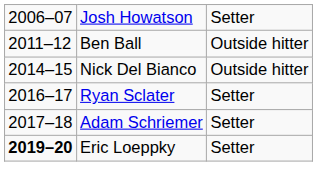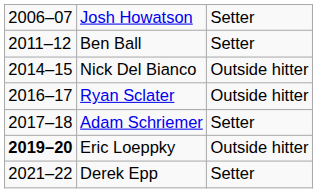(259, 43) Outside hitter -> (232, 43) Setter
(232, 95) Setter -> (259, 95) Outside hitter
(232, 148) Setter -> (259, 148) Outside hitter
+ row: (119, 174)
